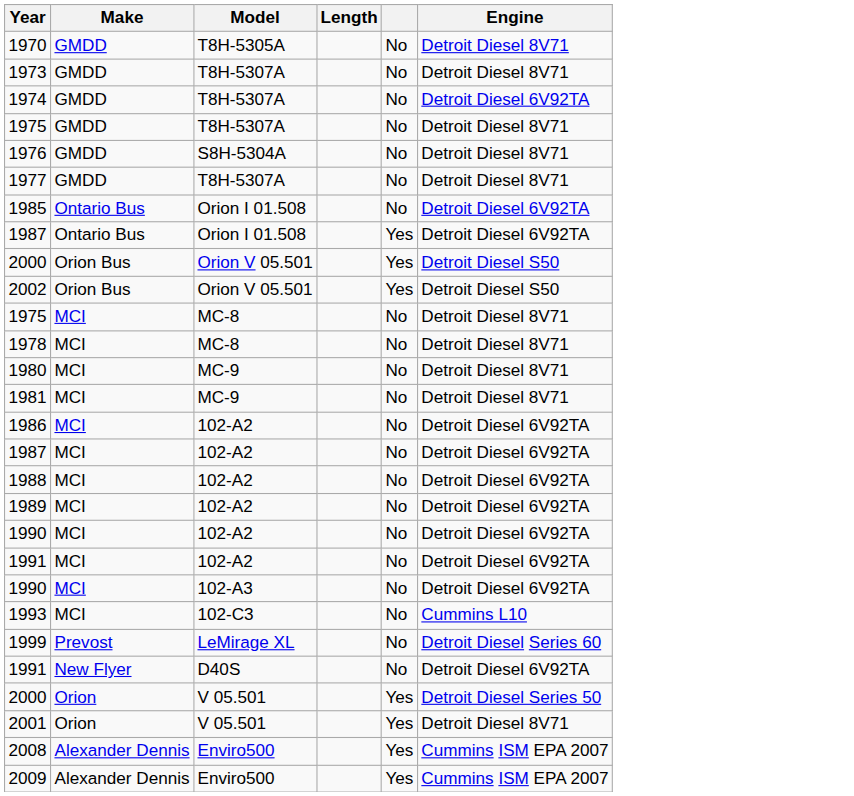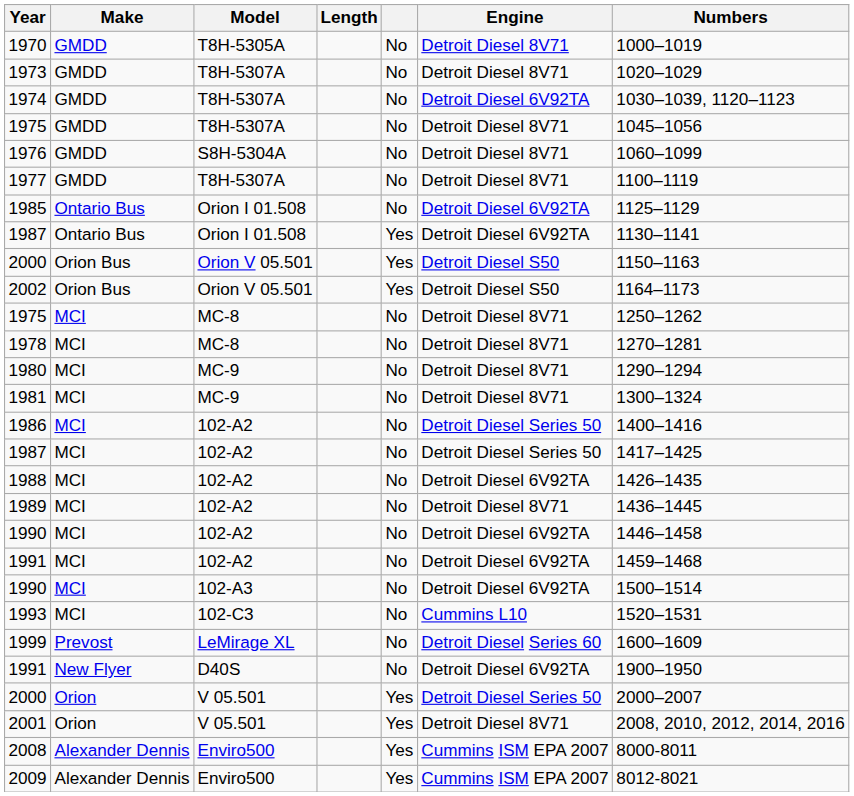+ column: (731, 18)
(505, 425) Detroit Diesel 6V92TA -> (511, 425) Detroit Diesel Series 50
(505, 452) Detroit Diesel 6V92TA -> (511, 452) Detroit Diesel Series 50
(505, 506) Detroit Diesel 6V92TA -> (495, 506) Detroit Diesel 8V71
